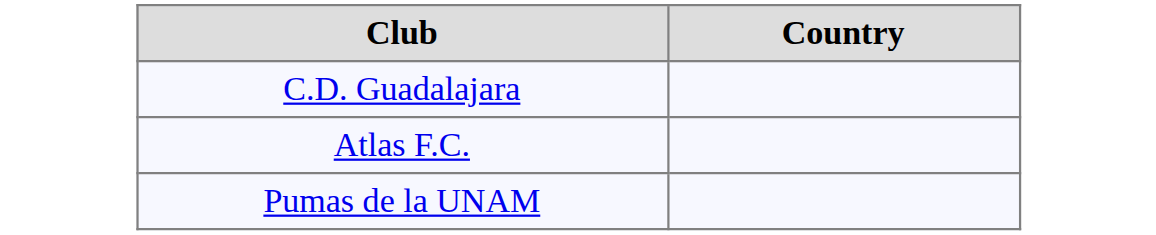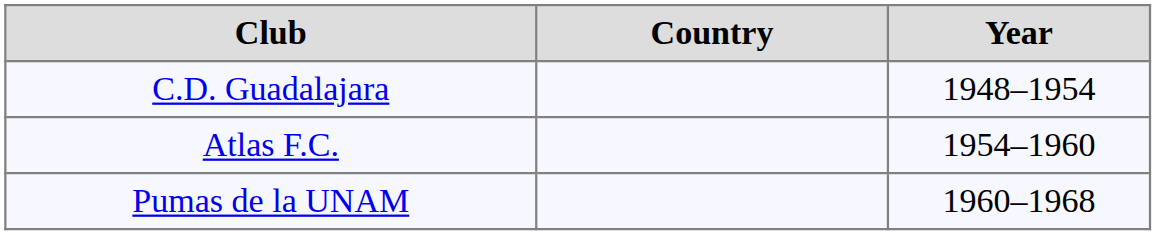+ column: (1019, 32)
